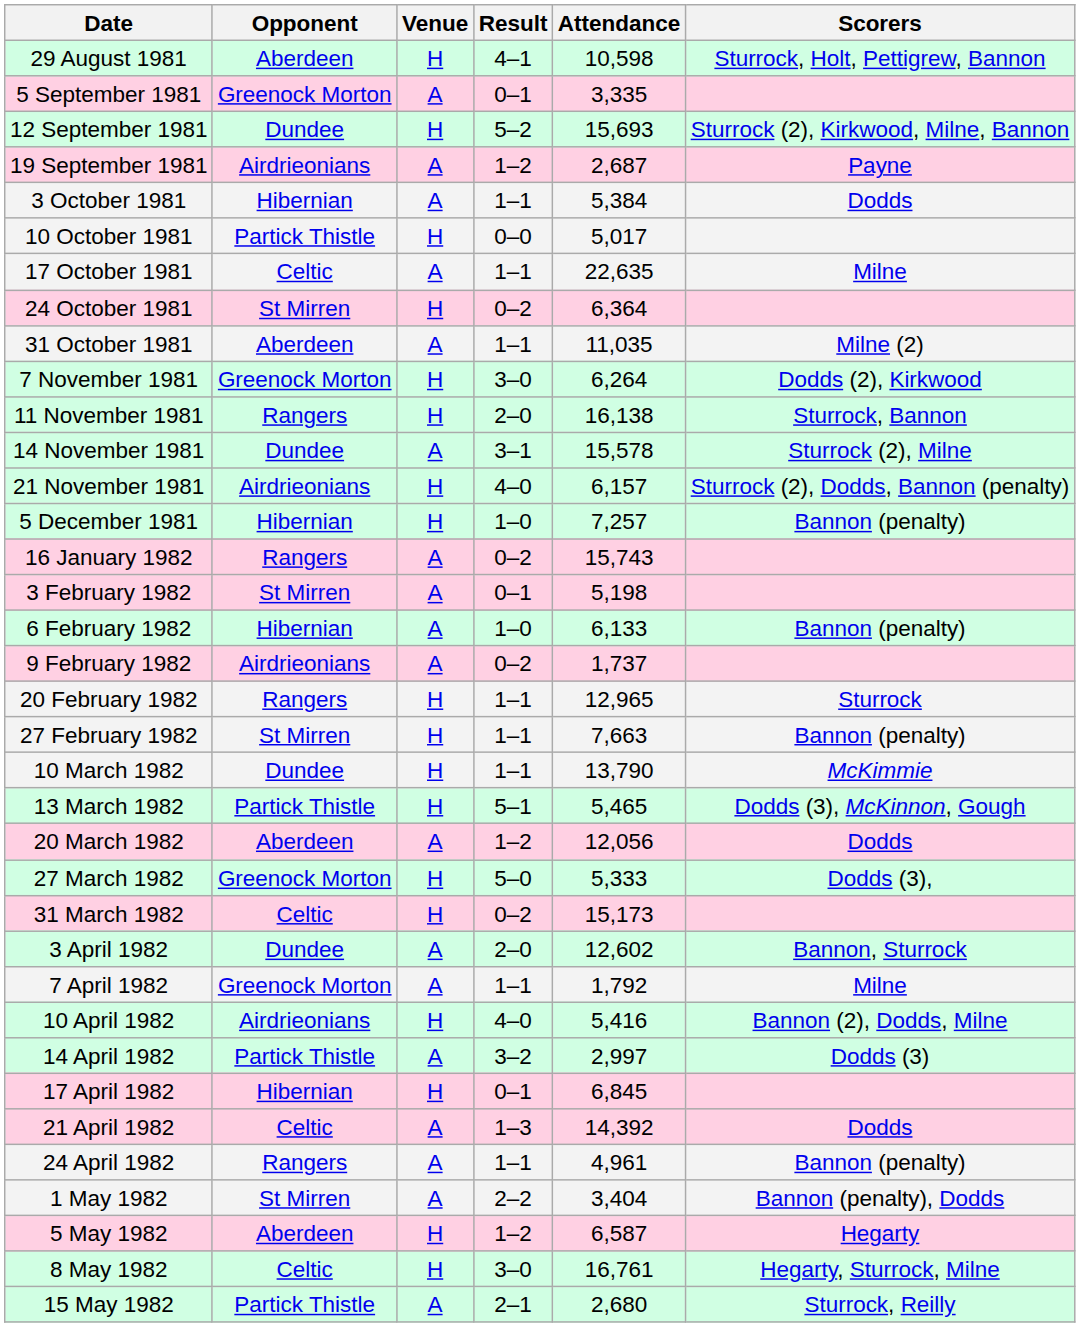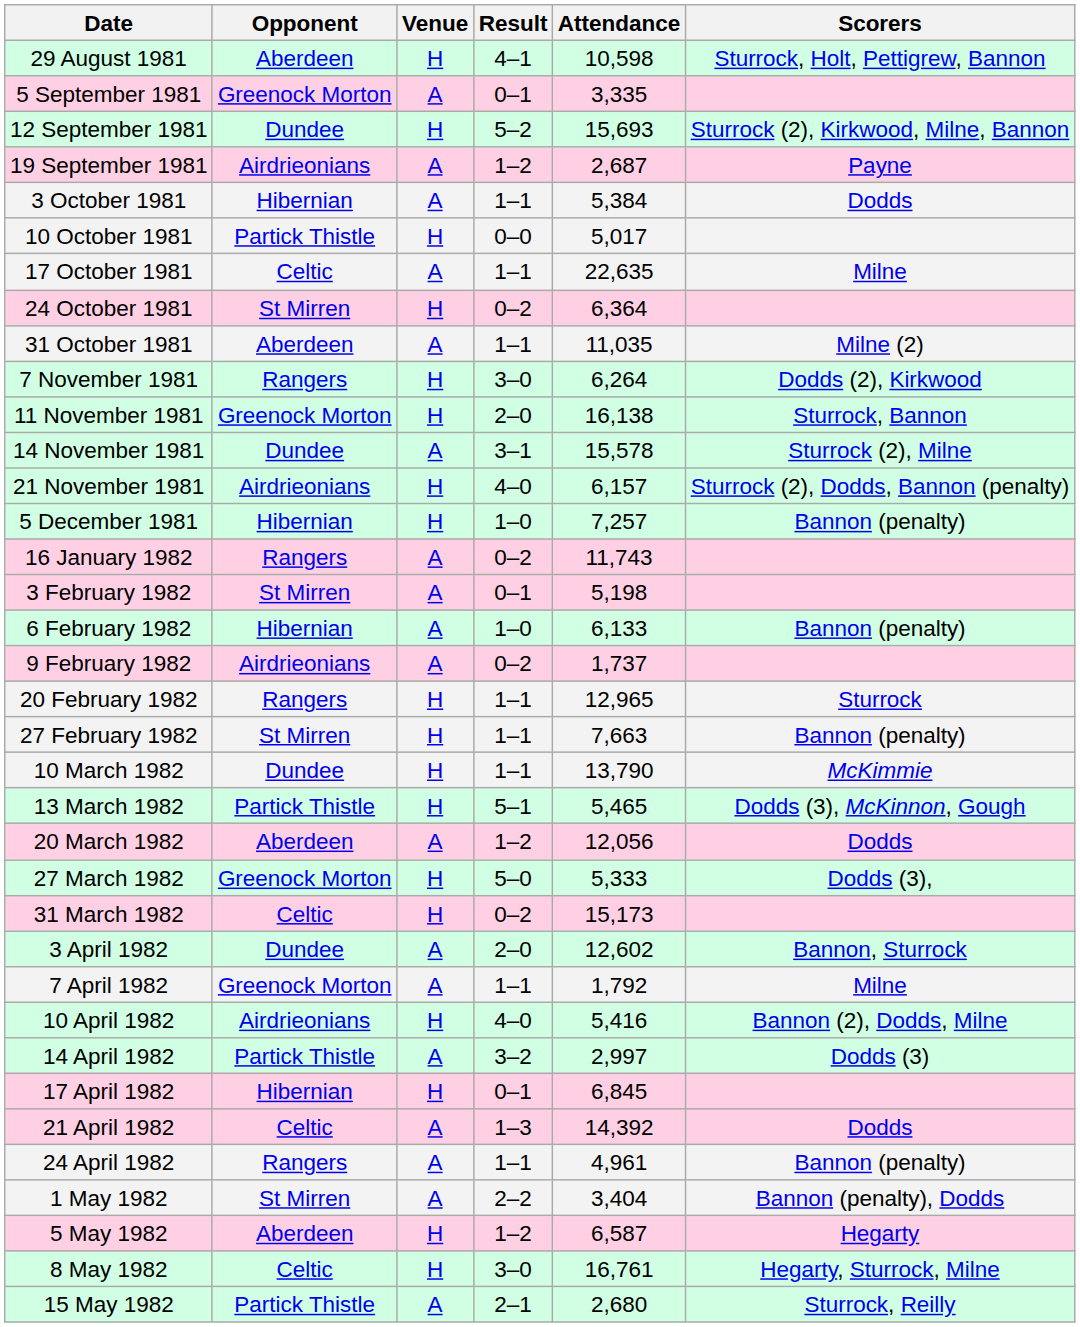(305, 379) Greenock Morton -> (305, 379) Rangers
(305, 414) Rangers -> (305, 414) Greenock Morton
(619, 557) 15,743 -> (619, 557) 11,743
